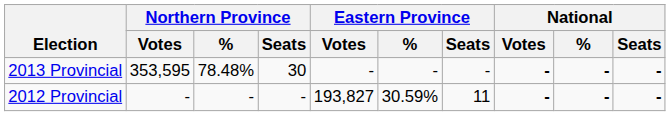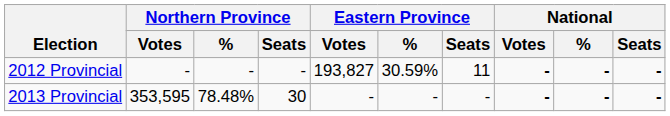rows swapped: (65, 96) <-> (65, 70)
